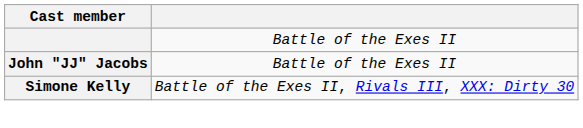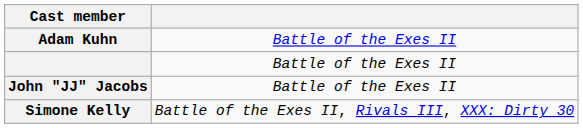+ row: (78, 40)
